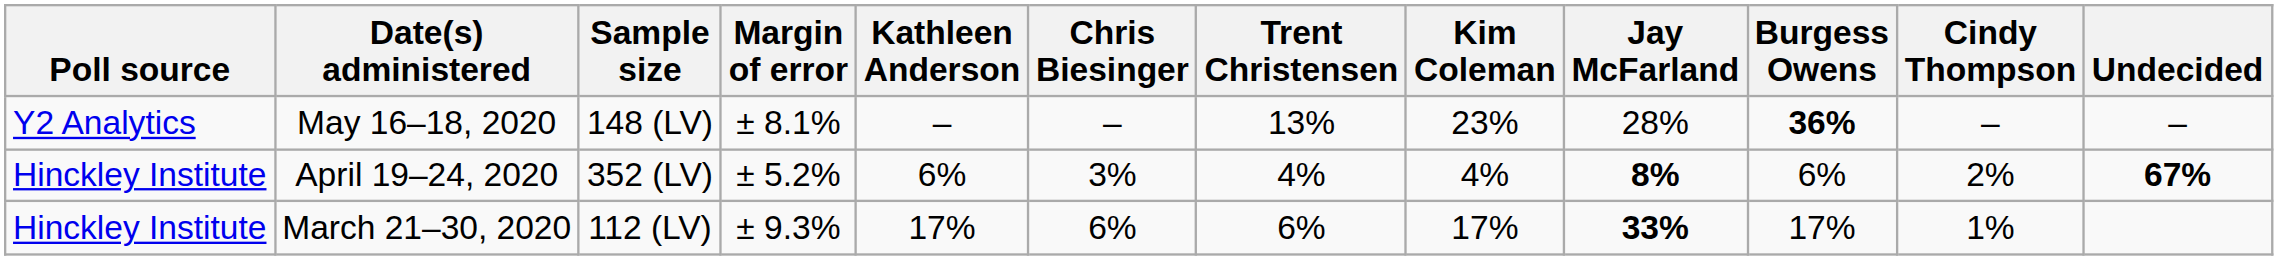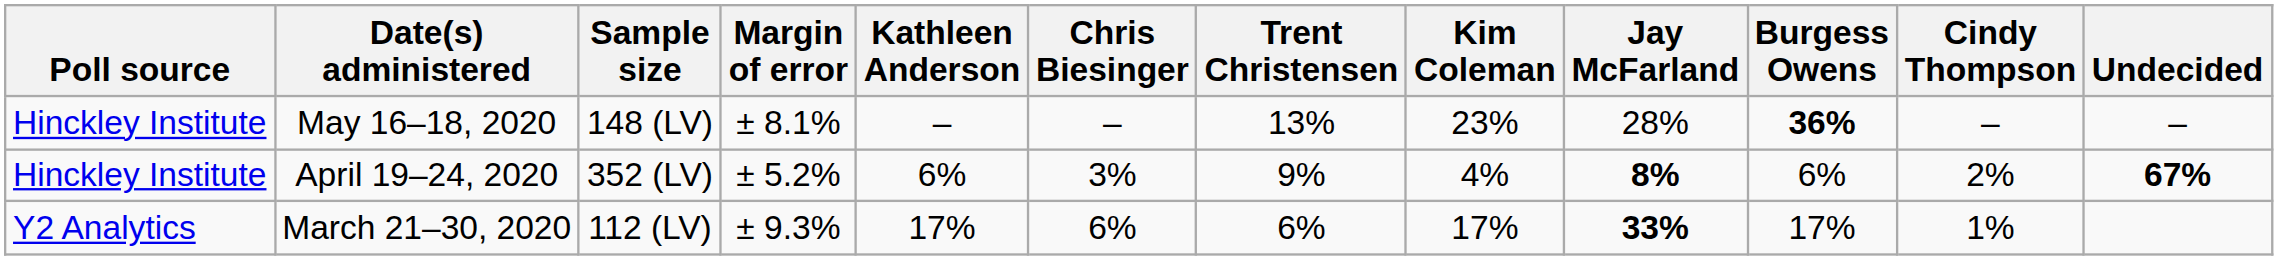(104, 122) Y2 Analytics -> (140, 122) Hinckley Institute
(1301, 175) 4% -> (1301, 175) 9%
(140, 228) Hinckley Institute -> (104, 228) Y2 Analytics
